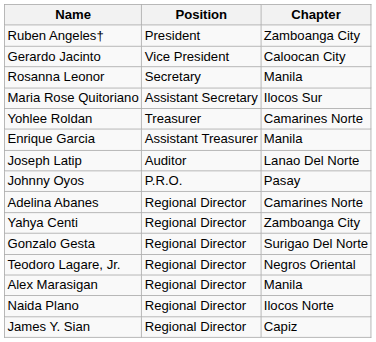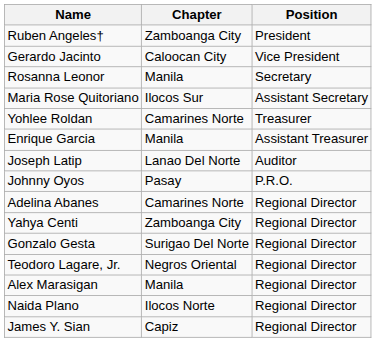columns swapped: (316, 14) <-> (201, 14)
